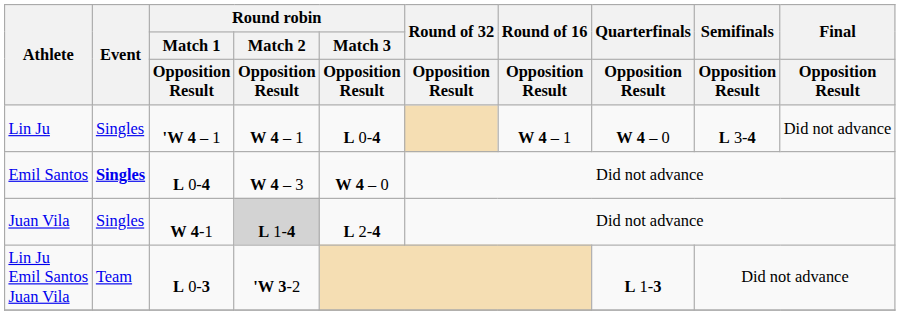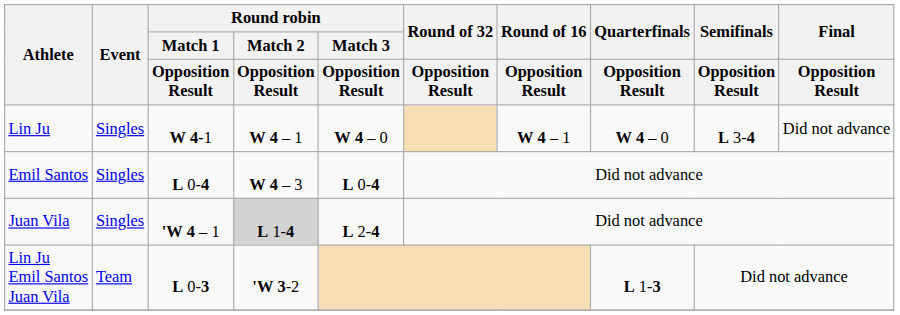(192, 138) 'W 4 – 1 -> (191, 138) W 4-1
(362, 138) L 0-4 -> (361, 138) W 4 – 0
(120, 175) bold -> (120, 175) normal
(362, 184) W 4 – 0 -> (361, 184) L 0-4
(192, 231) W 4-1 -> (191, 231) 'W 4 – 1
